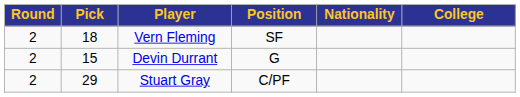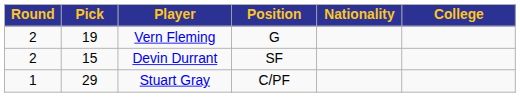(90, 37) 18 -> (90, 37) 19
(274, 37) SF -> (274, 37) G
(274, 59) G -> (274, 59) SF
(33, 80) 2 -> (33, 80) 1
